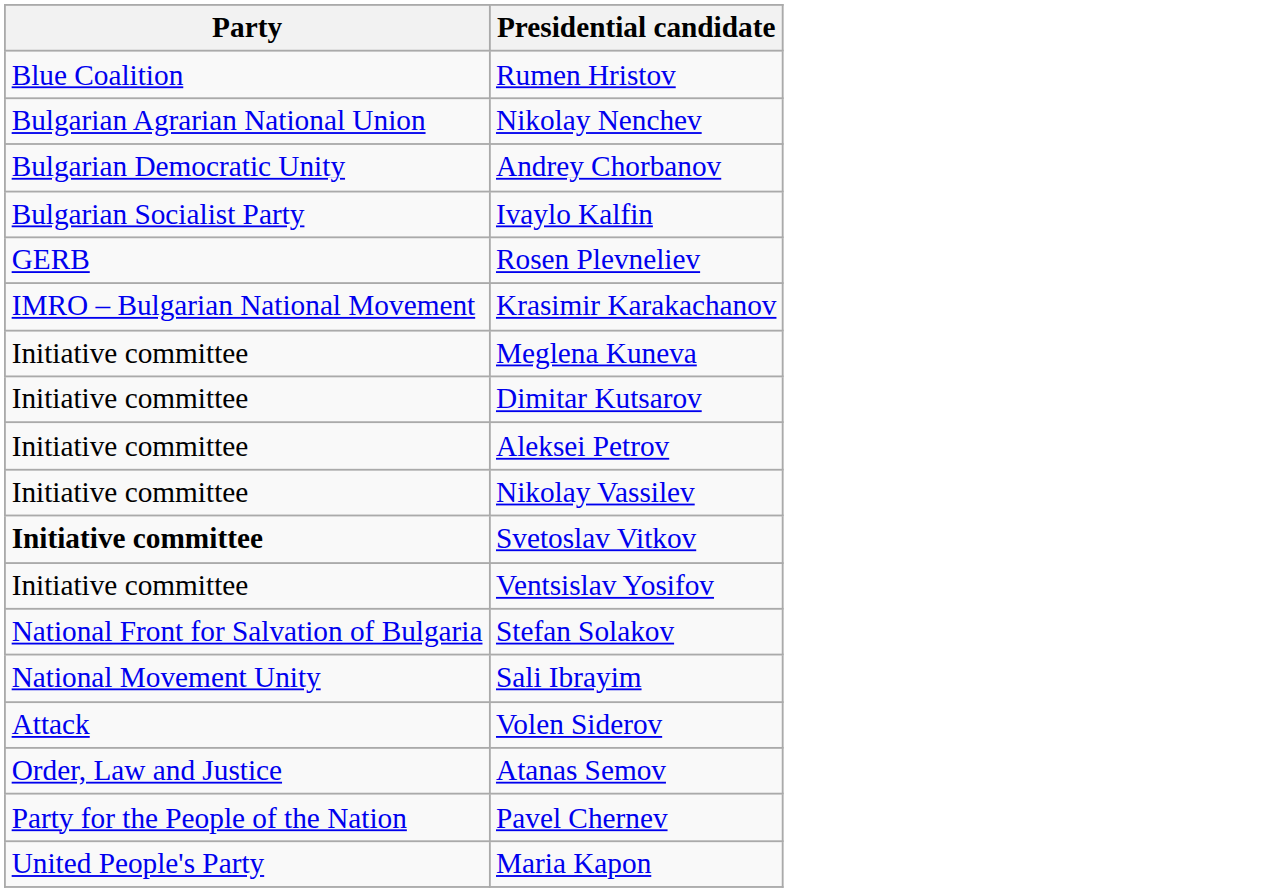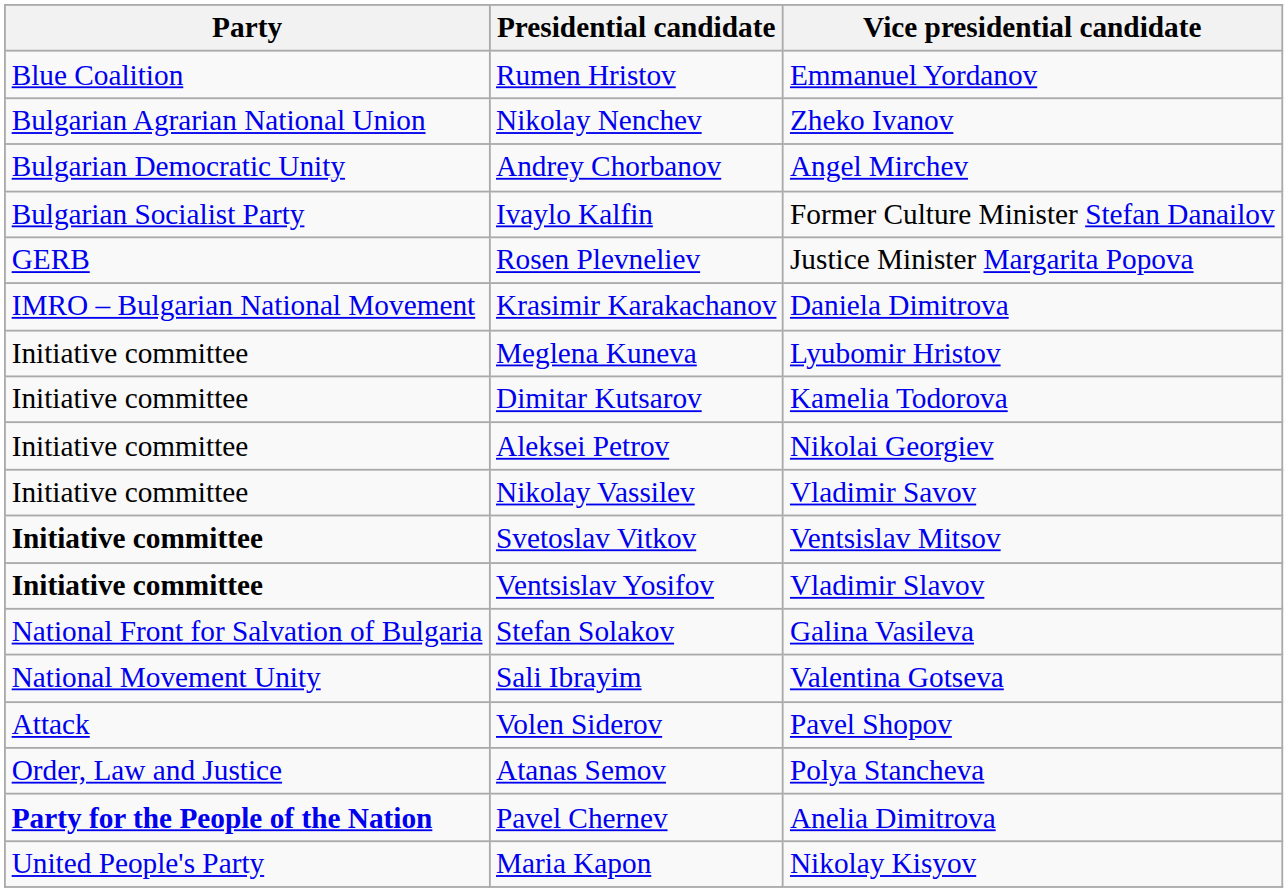+ column: (1032, 27)
(130, 584) normal -> (137, 584) bold
(209, 817) normal -> (222, 817) bold
